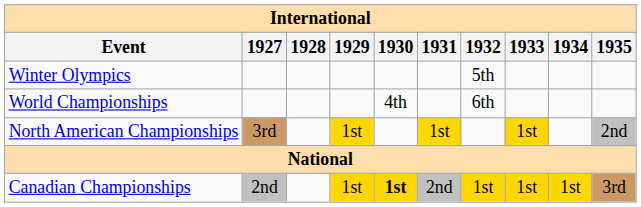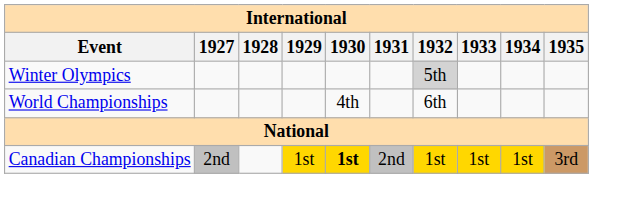(483, 74) no background -> (435, 74) lightgrey background
- row: (124, 131)
